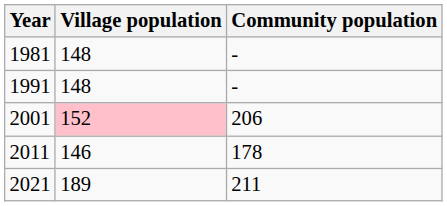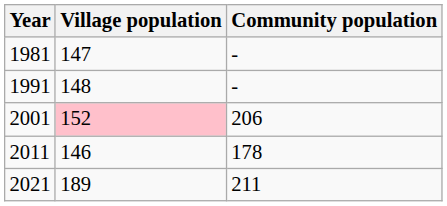(76, 53) 148 -> (76, 53) 147
